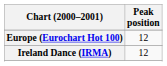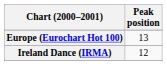(143, 38) 12 -> (143, 38) 13
